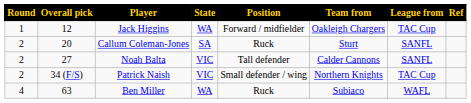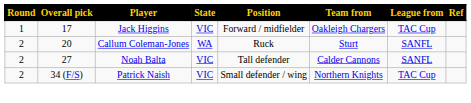(67, 28) 12 -> (67, 28) 17
(205, 28) WA -> (205, 28) VIC
(205, 44) SA -> (205, 44) WA
- row: (143, 90)
